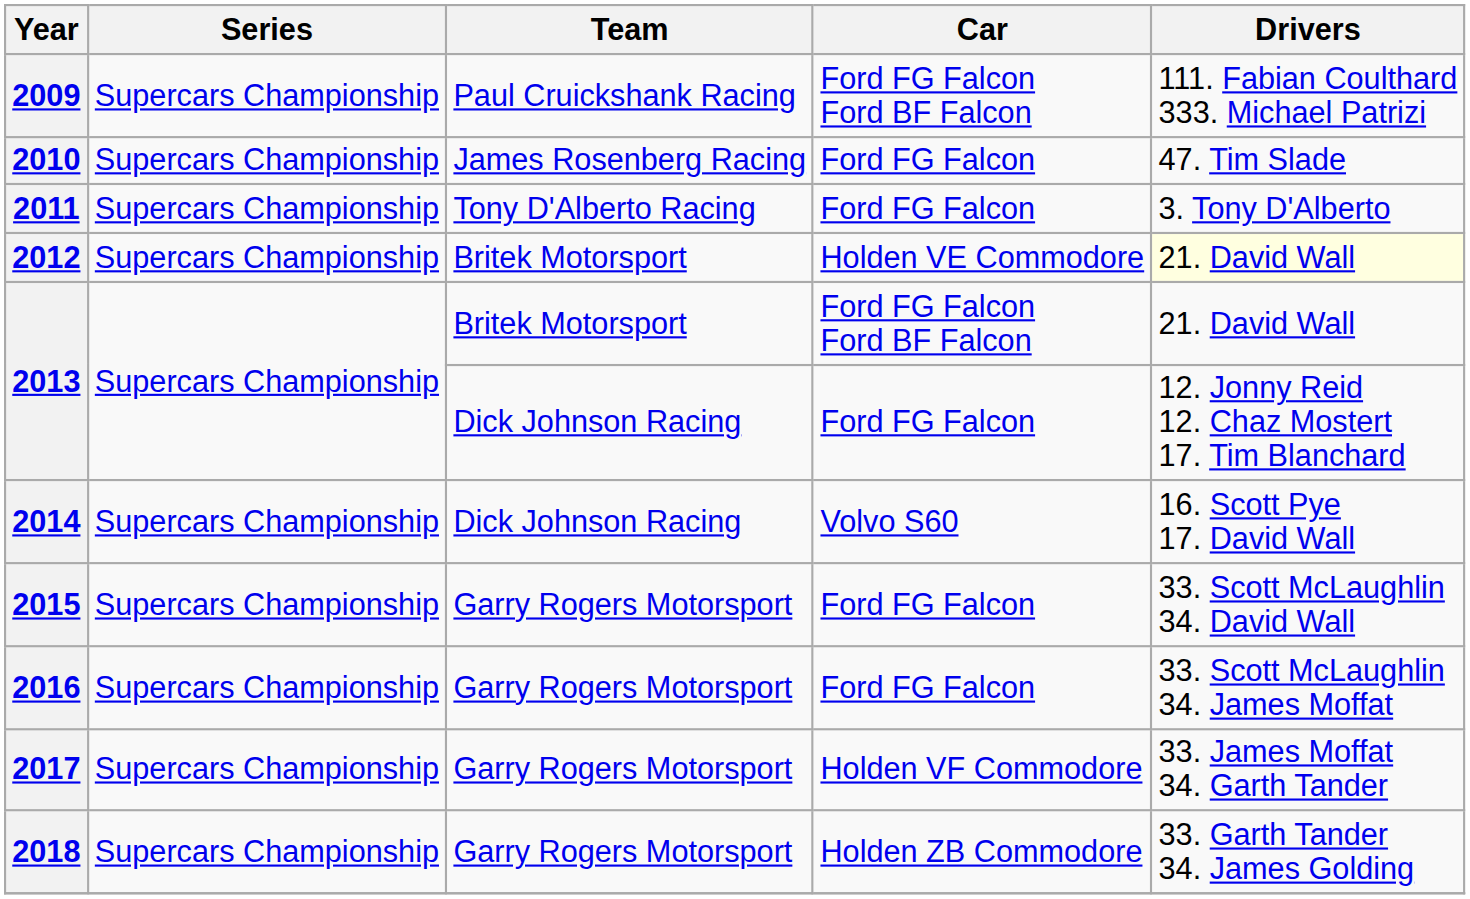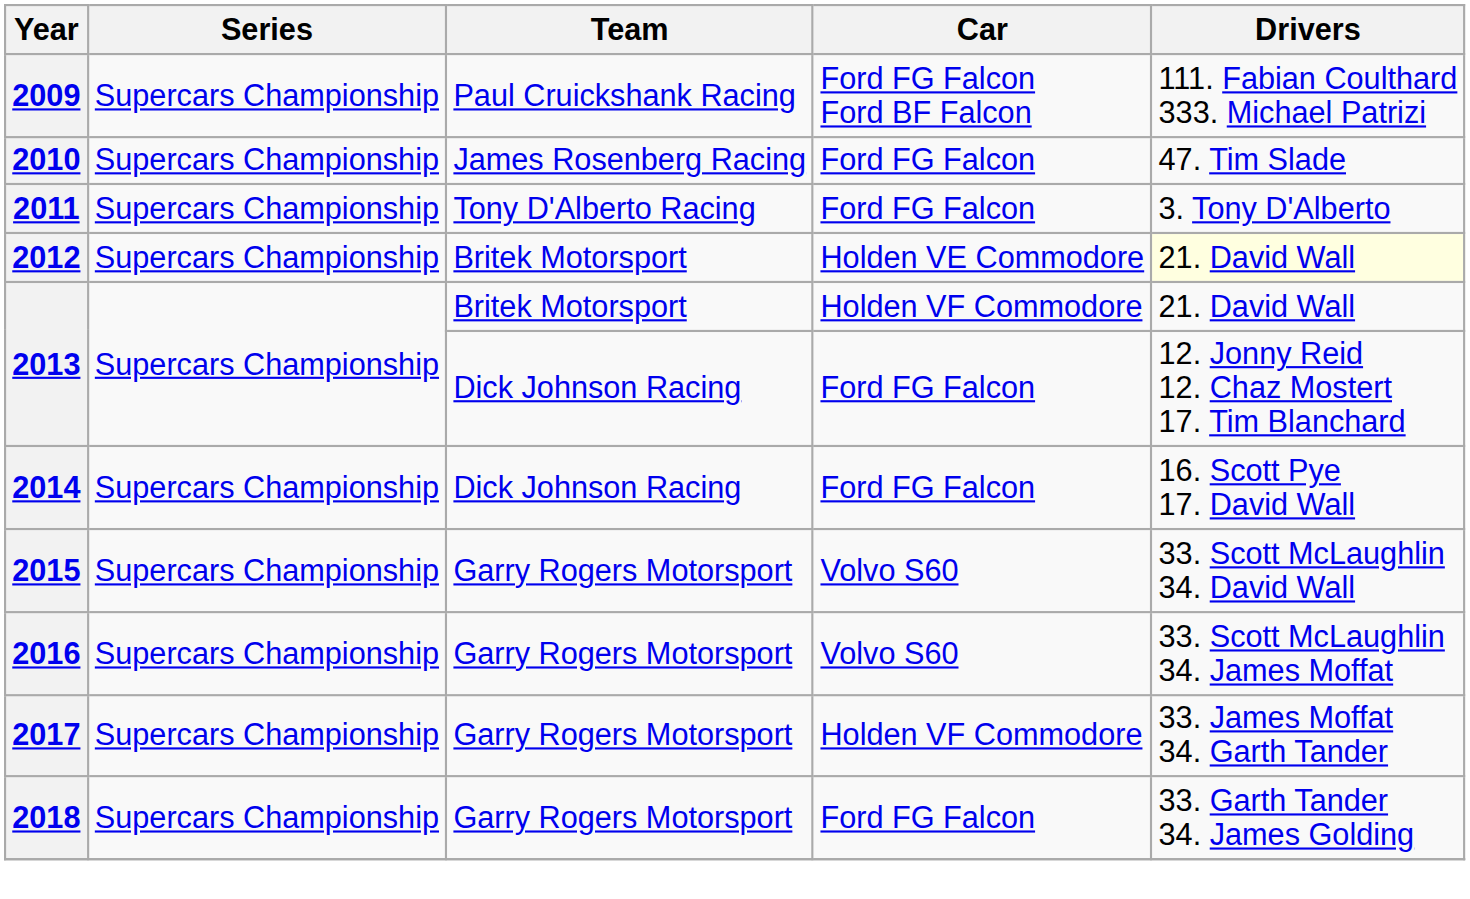(928, 323) Ford FG Falcon Ford BF Falcon -> (981, 306) Holden VF Commodore
(889, 522) Volvo S60 -> (928, 488) Ford FG Falcon
(928, 605) Ford FG Falcon -> (889, 571) Volvo S60
(928, 687) Ford FG Falcon -> (889, 653) Volvo S60
(981, 852) Holden ZB Commodore -> (928, 818) Ford FG Falcon
